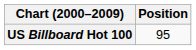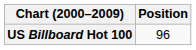(163, 34) 95 -> (163, 34) 96
